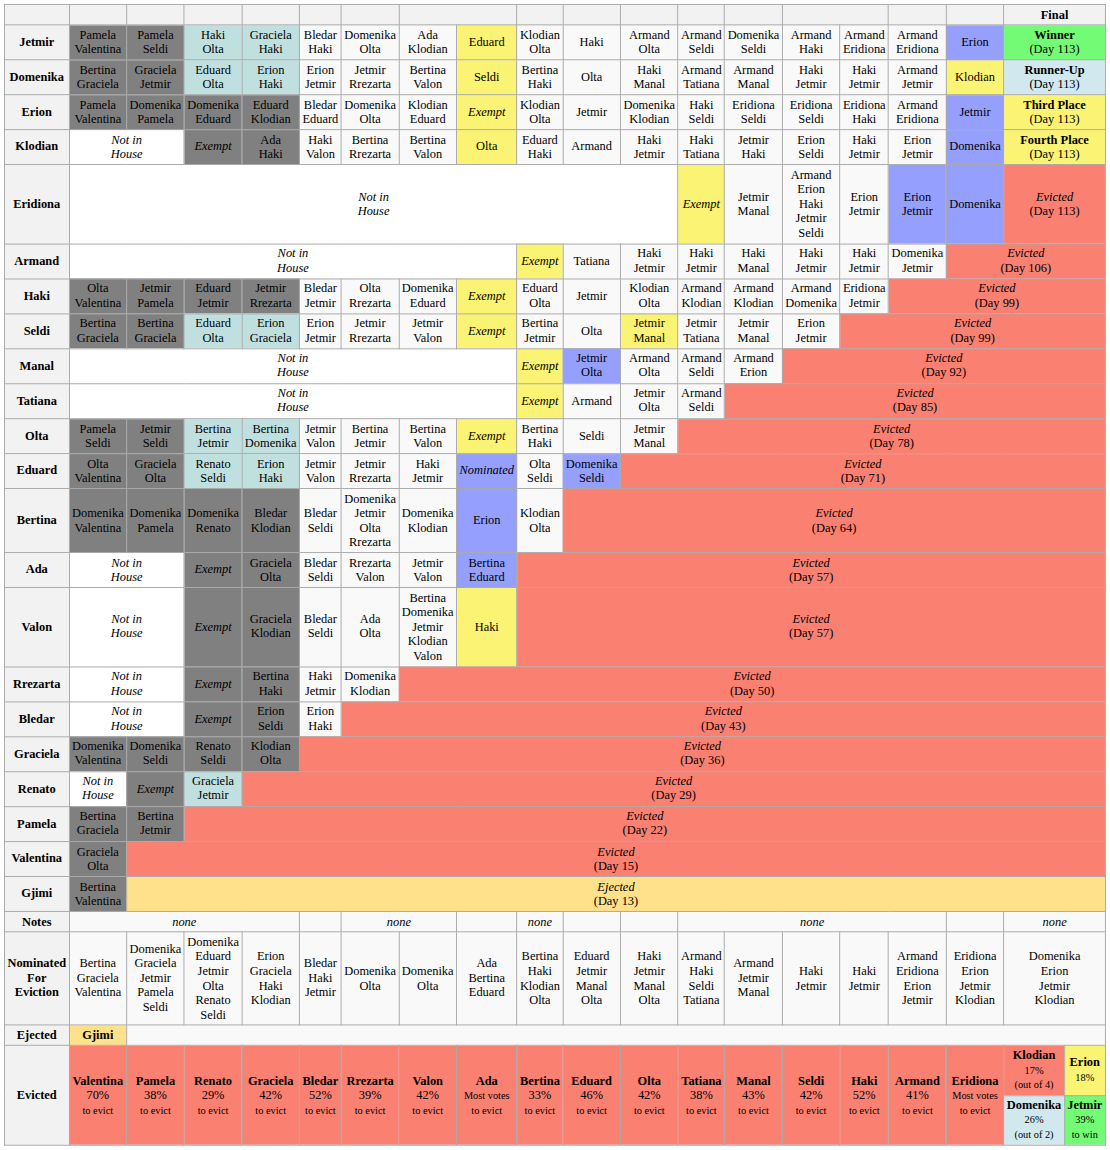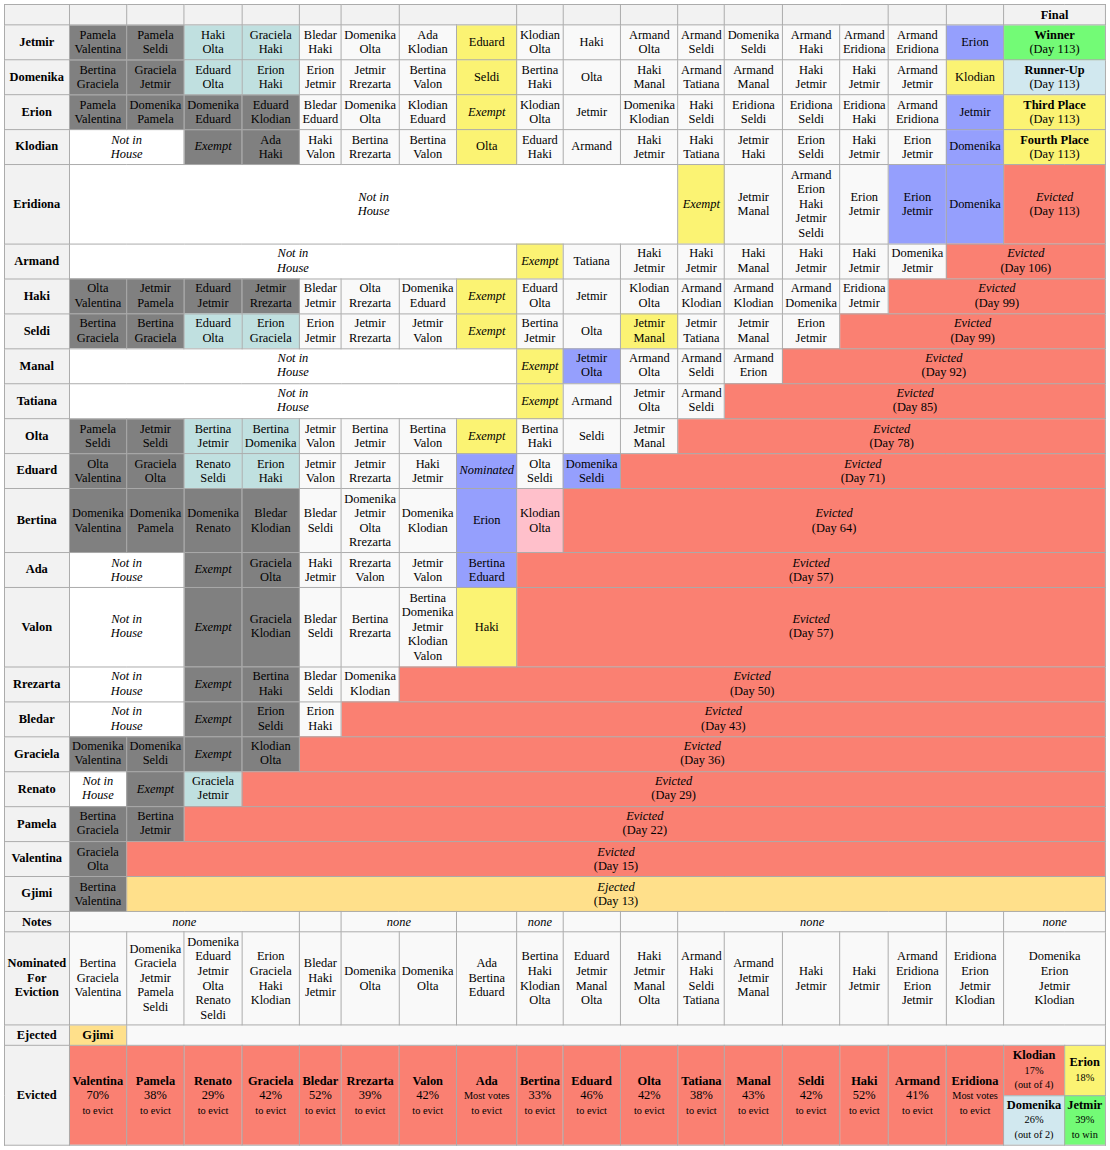(540, 520) no background -> (540, 520) pink background
(320, 570) Bledar Seldi -> (320, 570) Haki Jetmir
(370, 626) Ada Olta -> (370, 626) Bertina Rrezarta
(320, 683) Haki Jetmir -> (320, 683) Bledar Seldi
(213, 753) Renato Seldi -> (213, 753) Exempt
